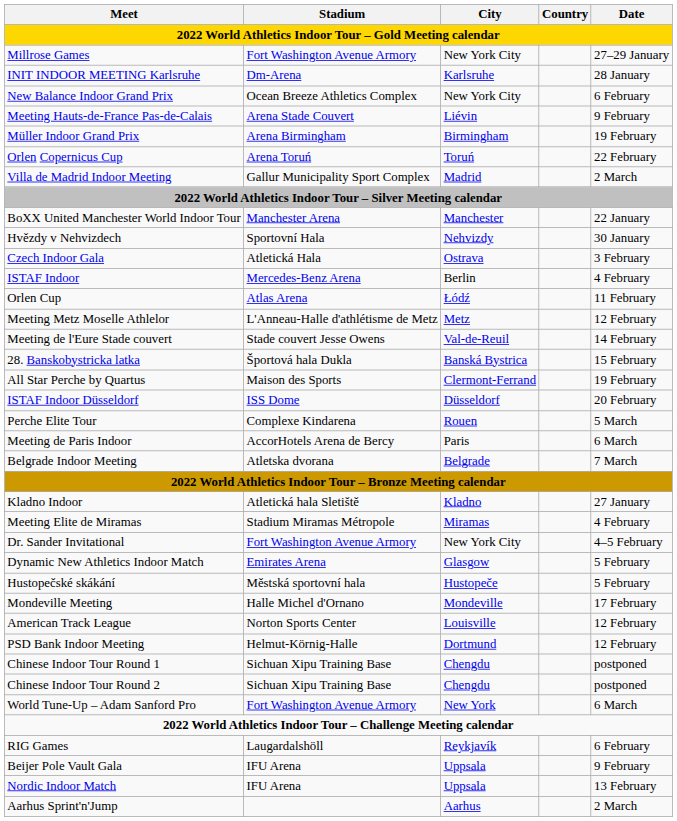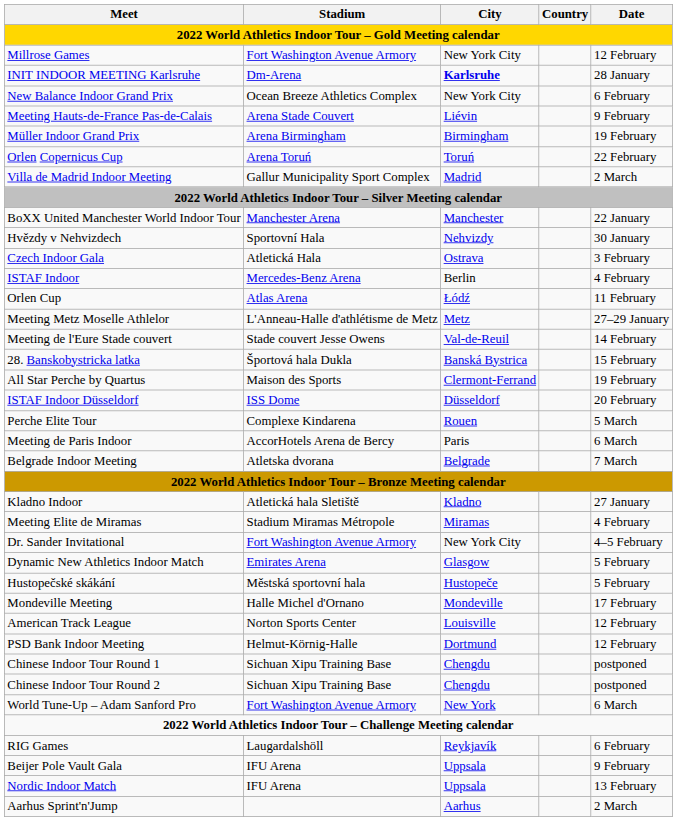(632, 55) 27–29 January -> (625, 55) 12 February
(469, 75) normal -> (472, 75) bold
(625, 319) 12 February -> (632, 319) 27–29 January
